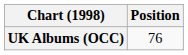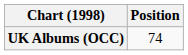(155, 38) 76 -> (155, 38) 74
